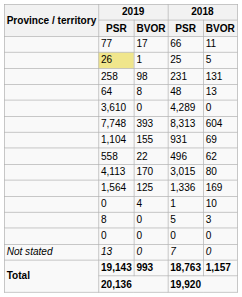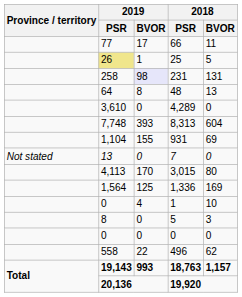(142, 76) no background -> (142, 76) lavender background
rows swapped: (179, 156) <-> (173, 252)
